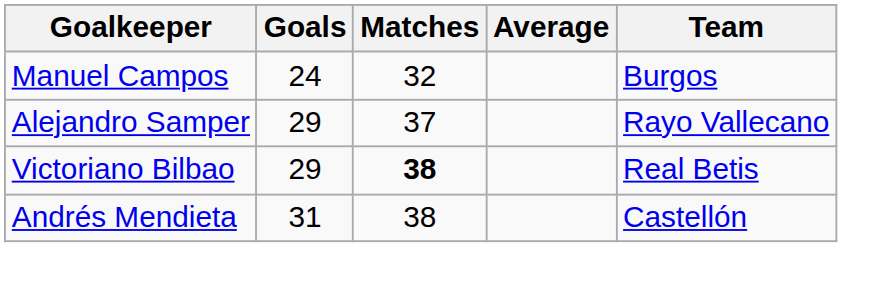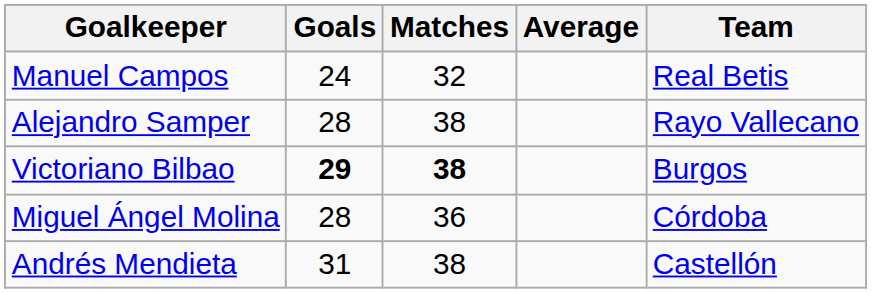(670, 75) Burgos -> (721, 75) Real Betis
(305, 122) 29 -> (335, 122) 28
(420, 122) 37 -> (449, 122) 38
(305, 169) normal -> (335, 169) bold
(691, 169) Real Betis -> (700, 169) Burgos
+ row: (146, 216)
